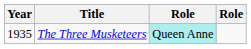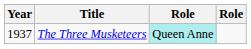(20, 33) 1935 -> (20, 33) 1937
